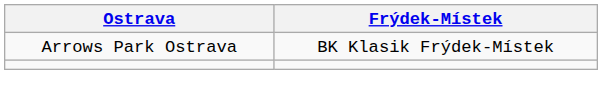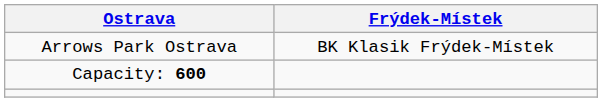+ row: (139, 75)
